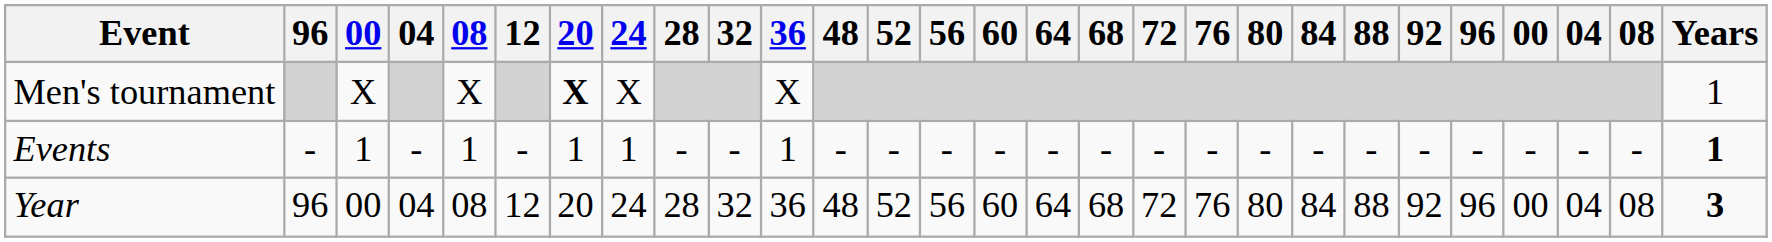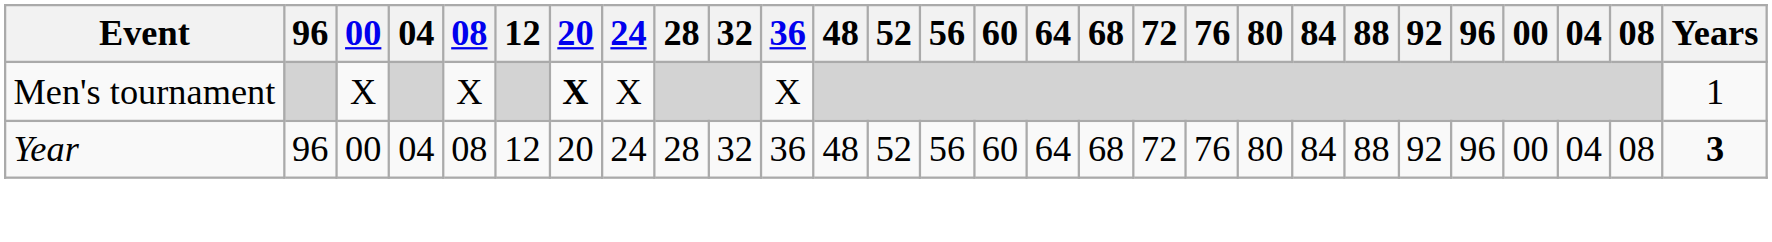- row: (62, 148)
